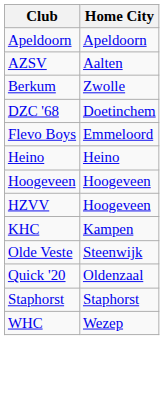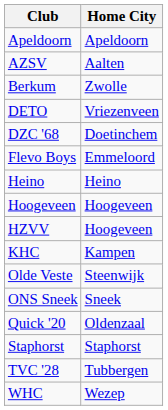+ row: (28, 110)
+ row: (43, 299)
+ row: (33, 370)
